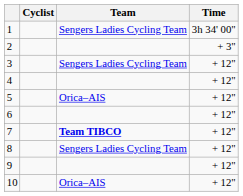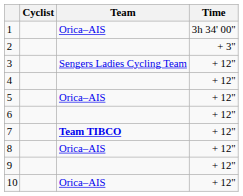(123, 30) Sengers Ladies Cycling Team -> (82, 30) Orica–AIS
(123, 149) Sengers Ladies Cycling Team -> (82, 149) Orica–AIS
